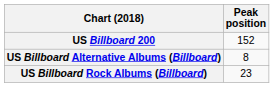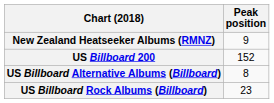+ row: (114, 40)
